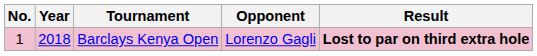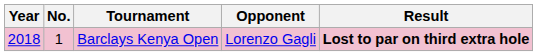columns swapped: (20, 16) <-> (54, 16)
